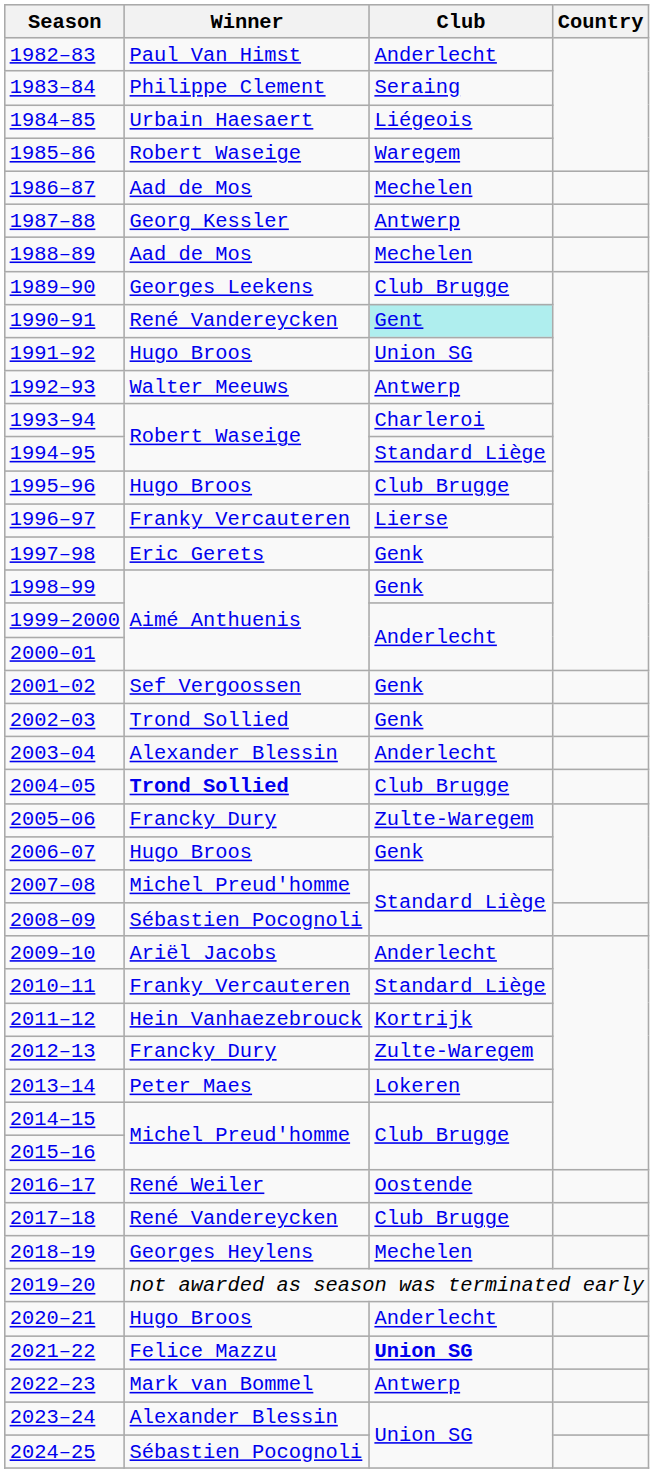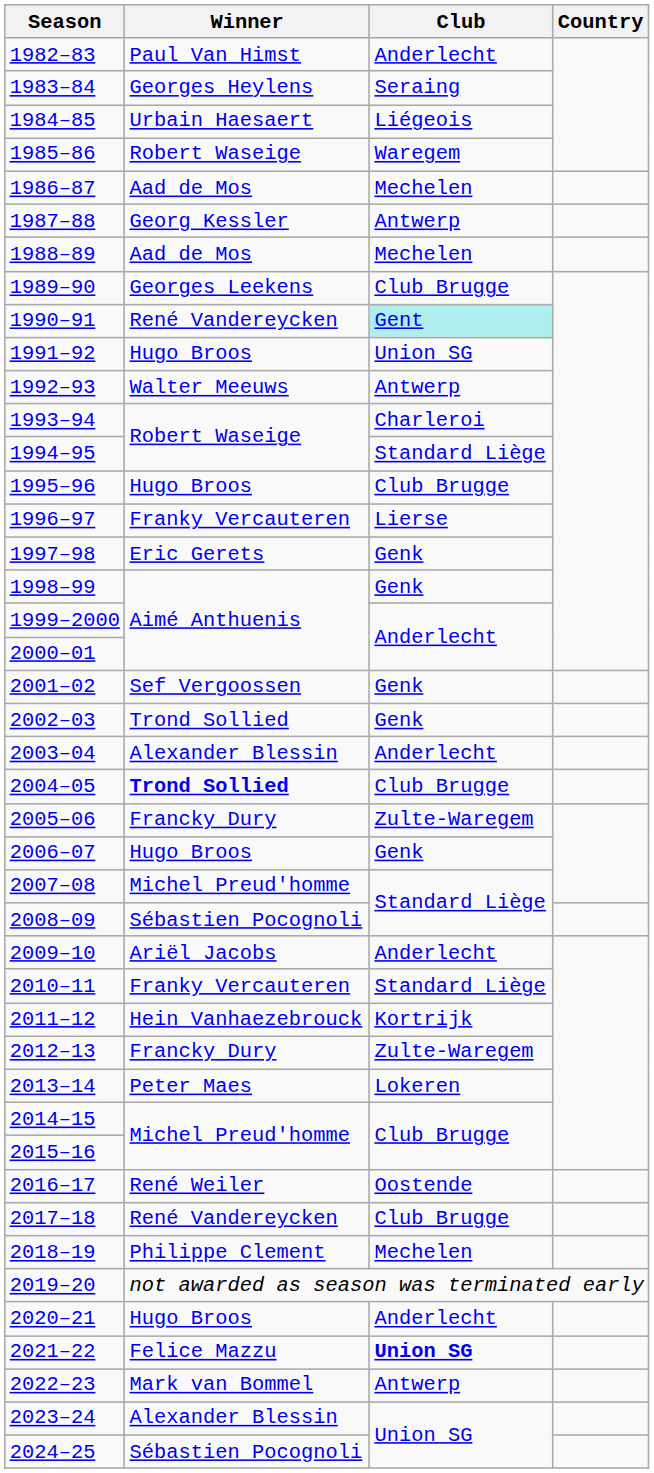(228, 88) Philippe Clement -> (221, 88) Georges Heylens
(221, 1252) Georges Heylens -> (228, 1252) Philippe Clement
